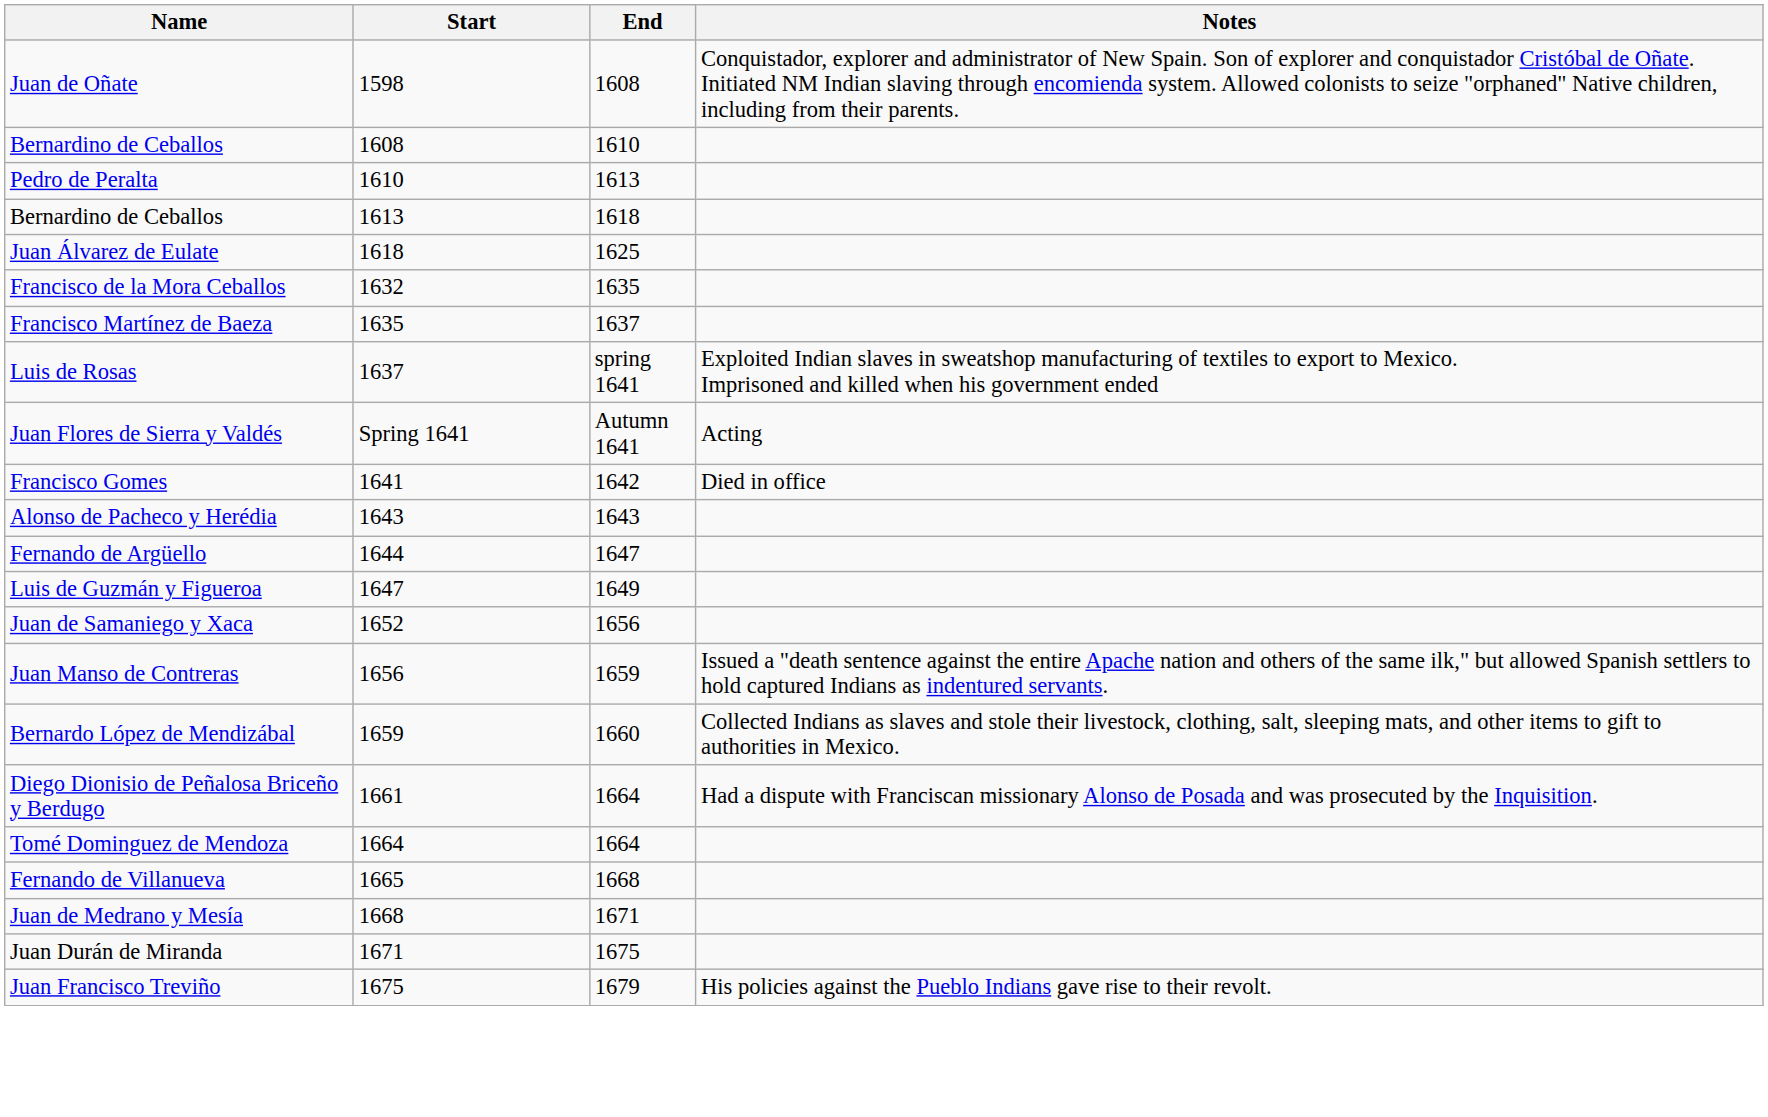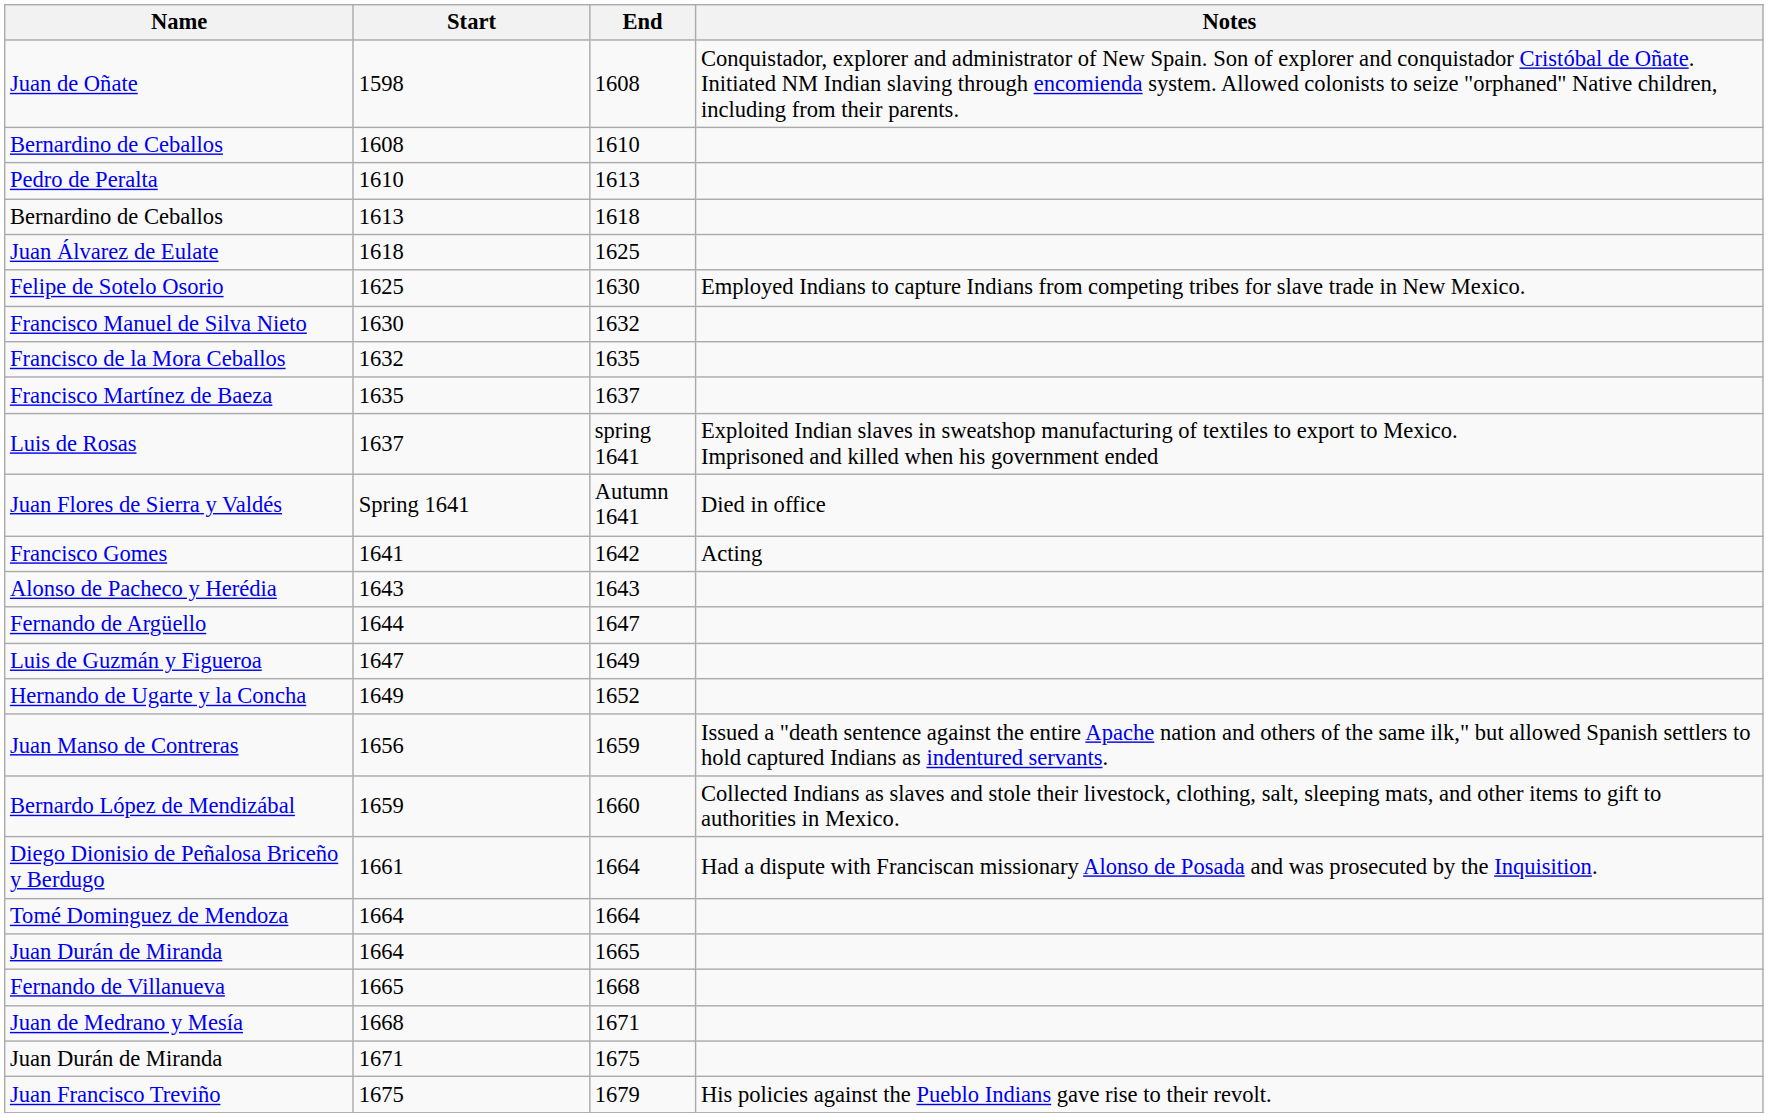+ row: (117, 287)
+ row: (158, 323)
(732, 433) Acting -> (763, 504) Died in office
(763, 481) Died in office -> (732, 553) Acting
+ row: (158, 696)
- row: (131, 624)
+ row: (116, 951)
